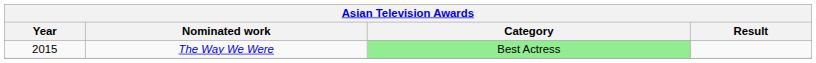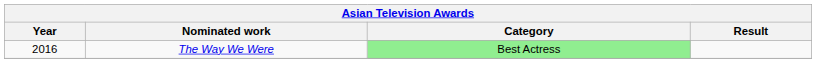(45, 49) 2015 -> (45, 49) 2016
